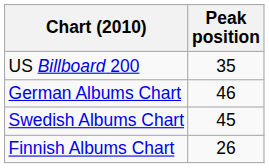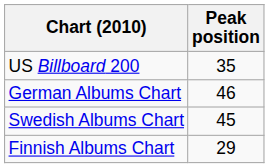(226, 148) 26 -> (226, 148) 29
